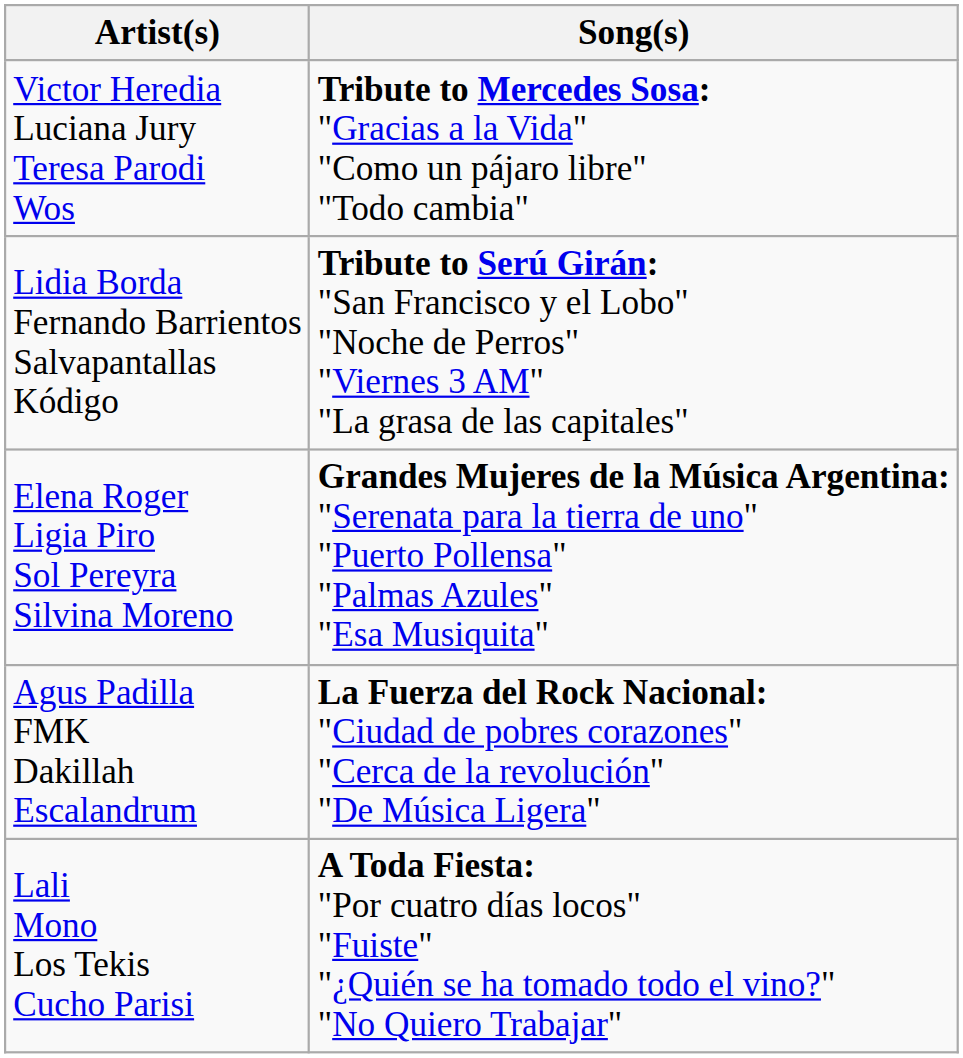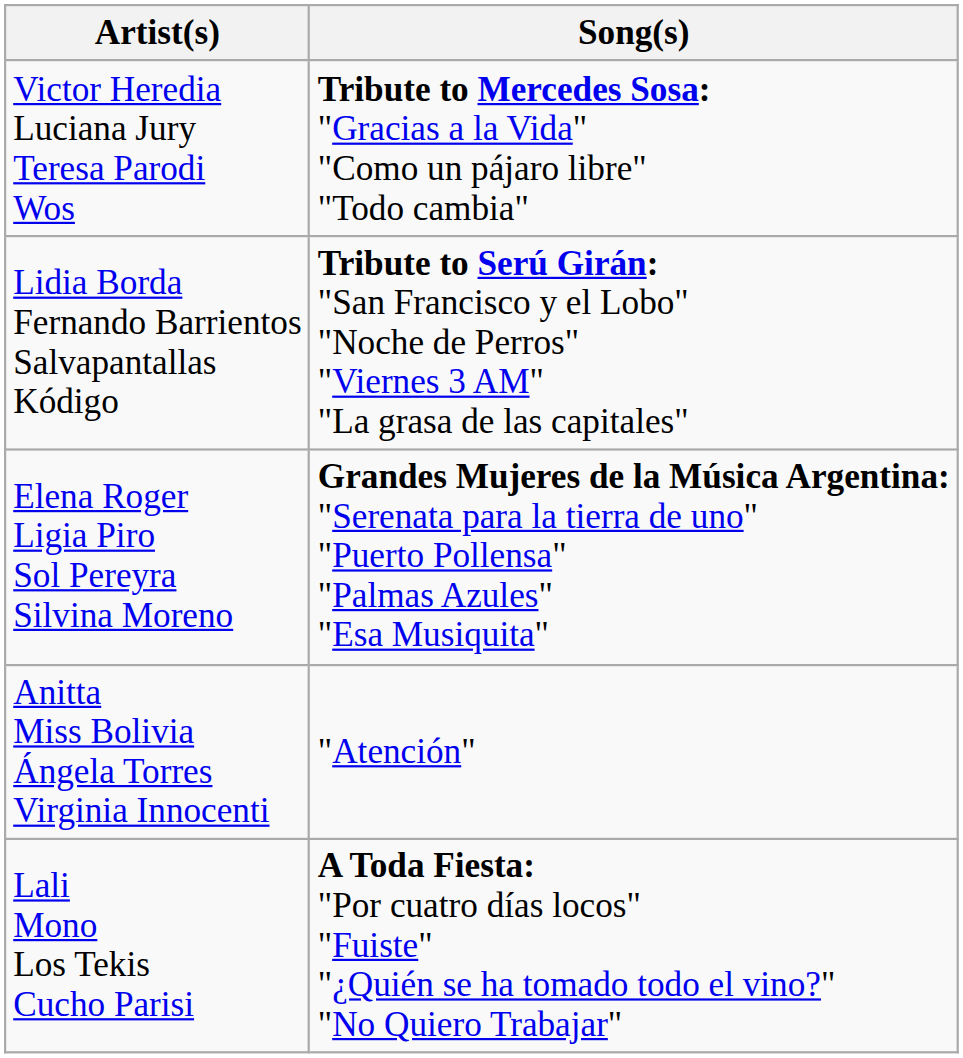+ row: (141, 750)
- row: (105, 750)
